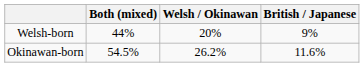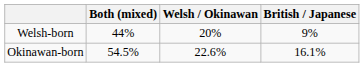(210, 52) 26.2% -> (210, 52) 22.6%
(310, 52) 11.6% -> (310, 52) 16.1%
